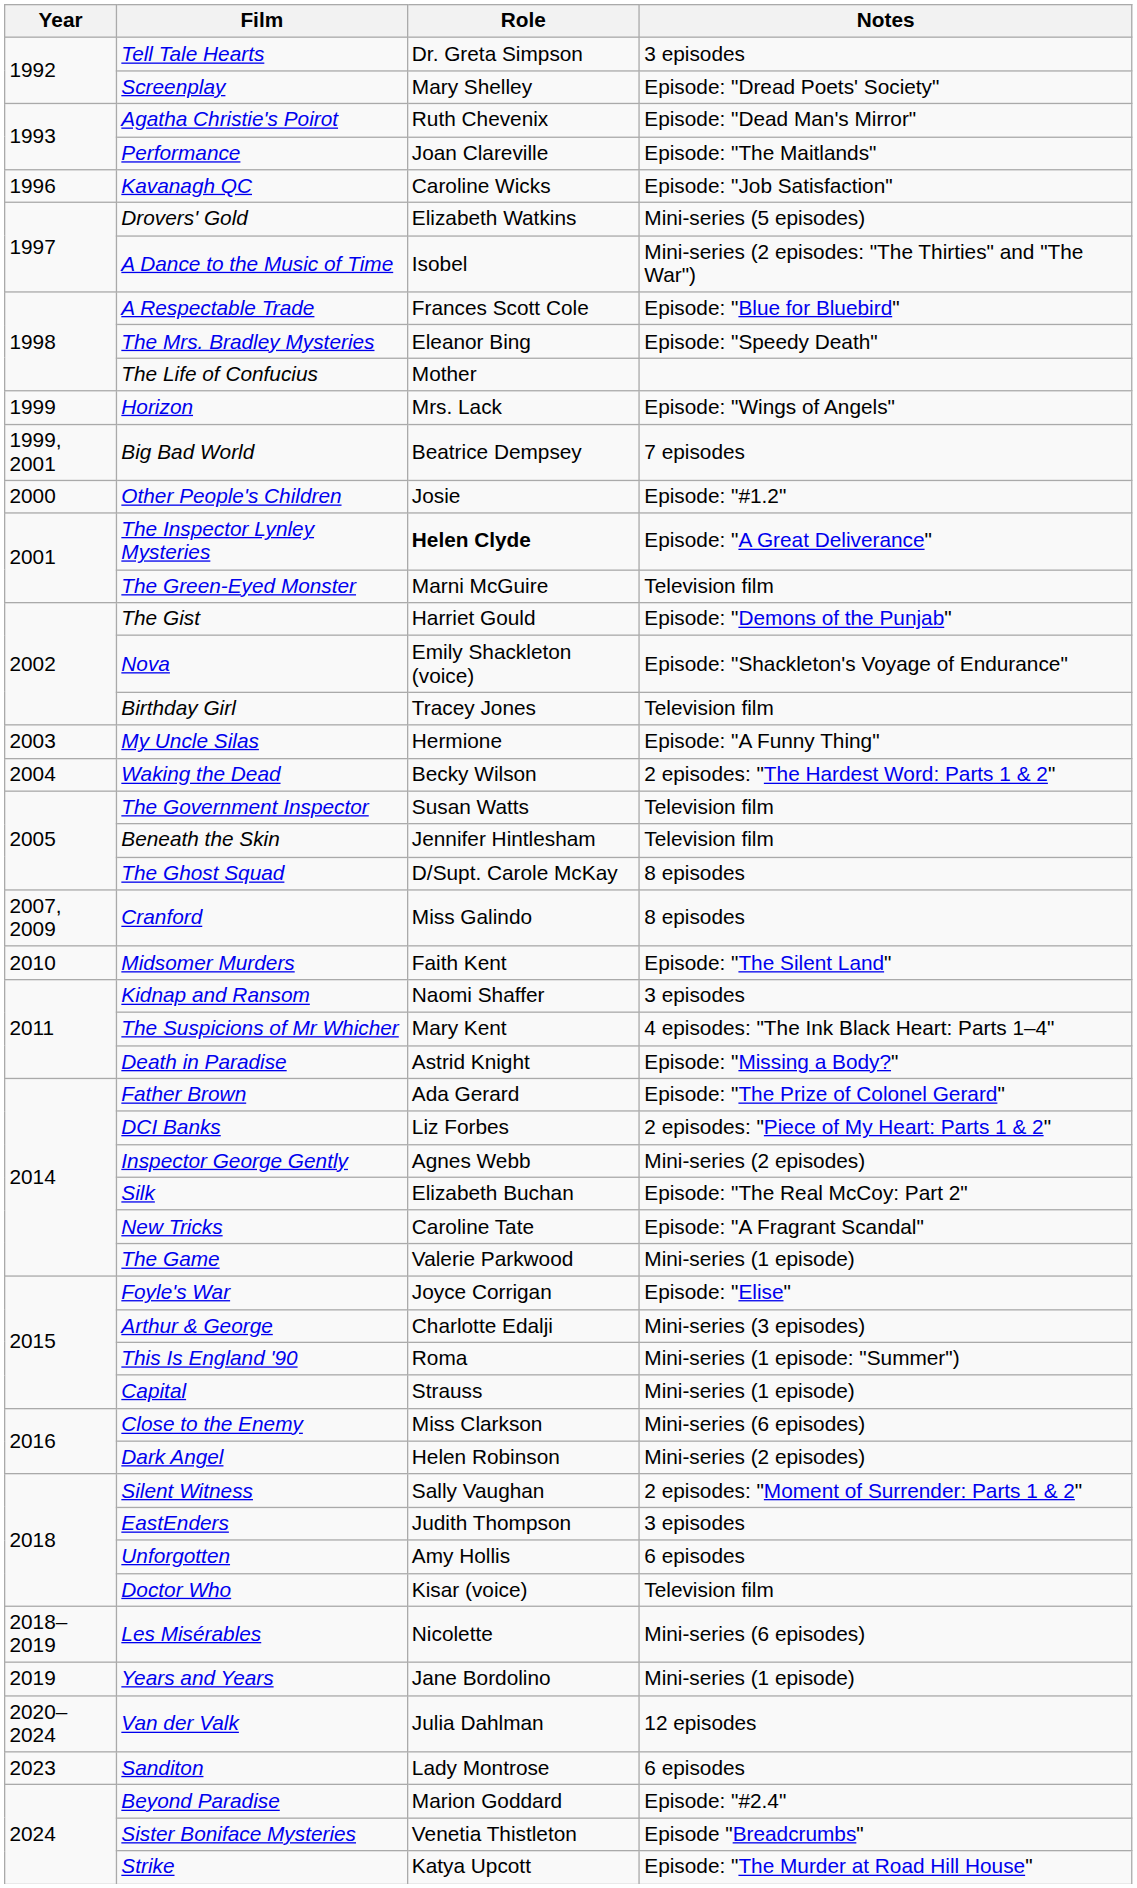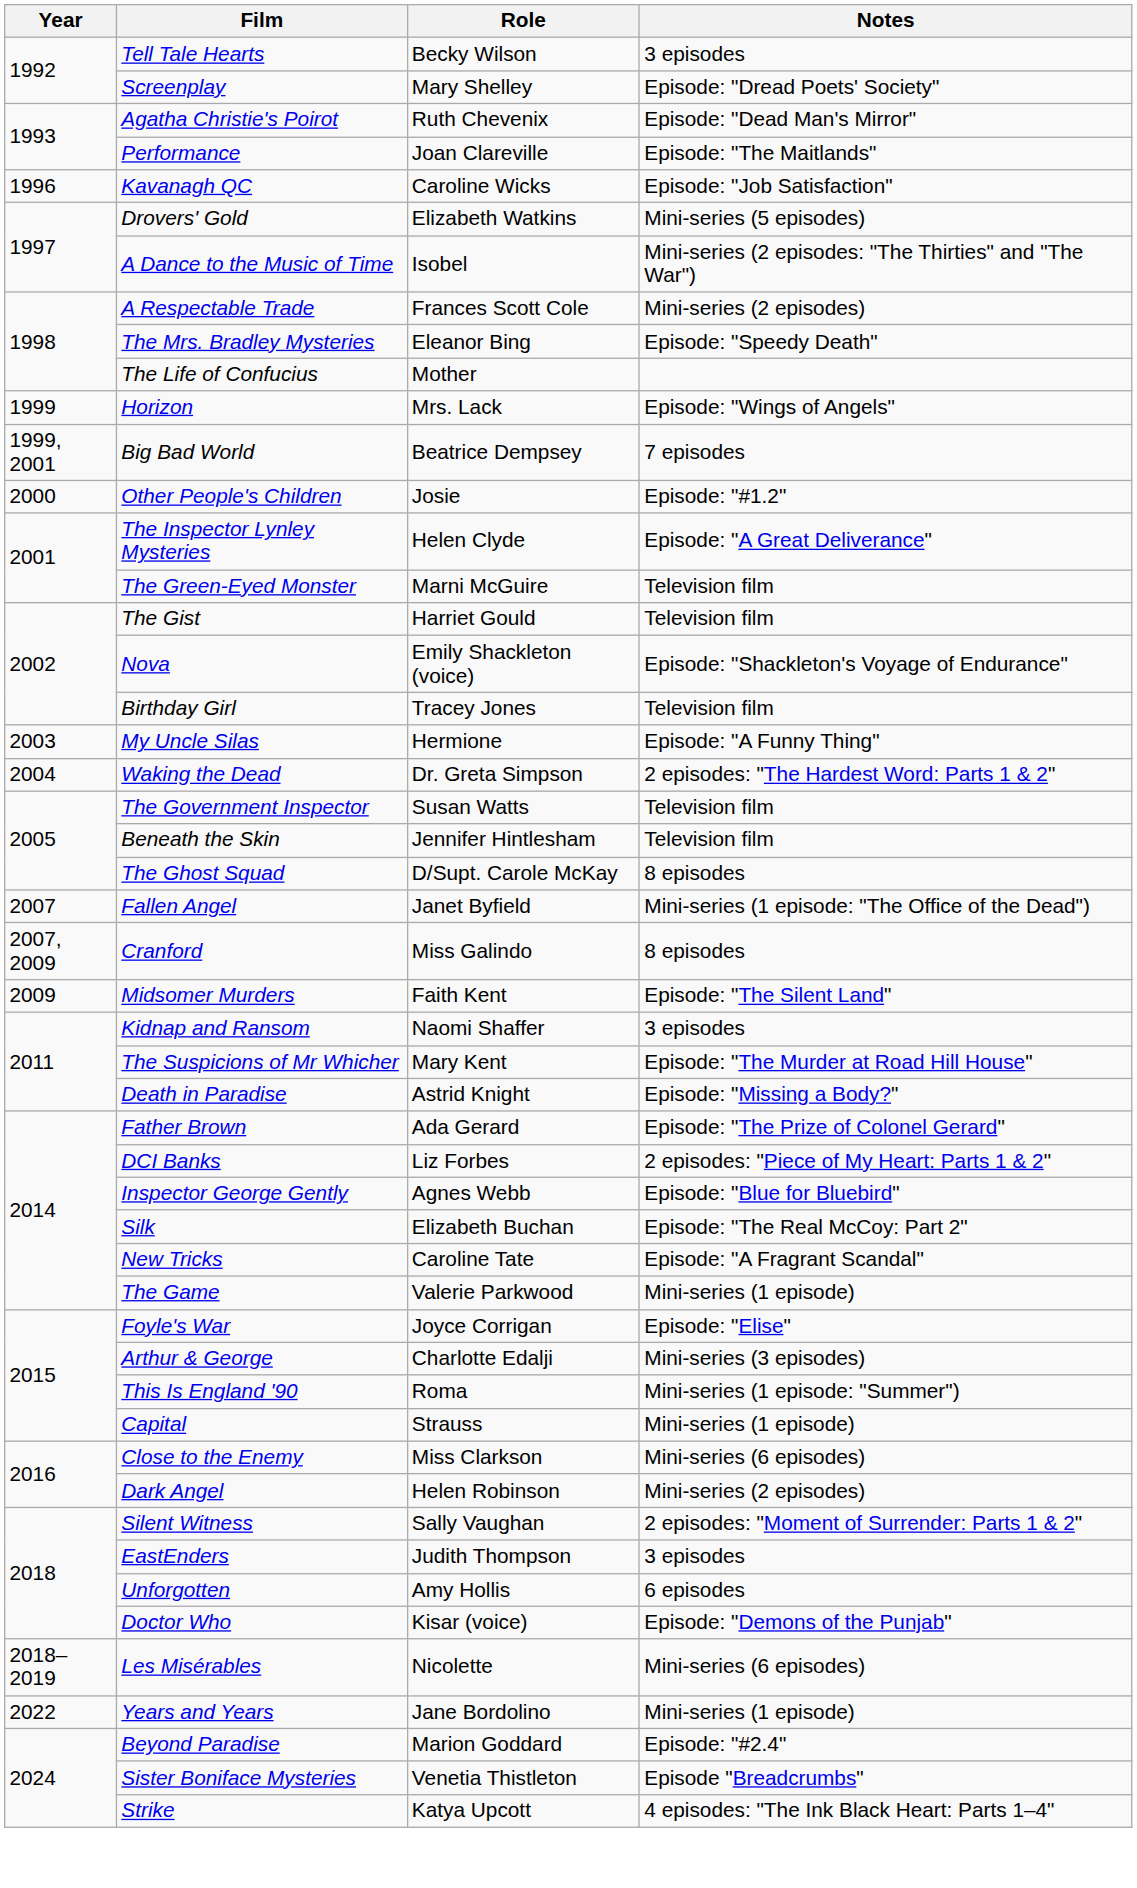(497, 53) Dr. Greta Simpson -> (474, 53) Becky Wilson
(772, 308) Episode: "Blue for Bluebird" -> (755, 308) Mini-series (2 episodes)
(471, 541) bold -> (468, 541) normal
(798, 618) Episode: "Demons of the Punjab" -> (709, 618) Television film
(474, 774) Becky Wilson -> (497, 774) Dr. Greta Simpson
+ row: (179, 906)
(33, 962) 2010 -> (33, 995) 2009
(849, 1028) 4 episodes: "The Ink Black Heart: Parts 1‒4" -> (838, 1061) Episode: "The Murder at Road Hill House"
(755, 1160) Mini-series (2 episodes) -> (772, 1193) Episode: "Blue for Bluebird"
(709, 1589) Television film -> (798, 1622) Episode: "Demons of the Punjab"
(33, 1678) 2019 -> (33, 1711) 2022
- row: (180, 1723)
- row: (162, 1768)
(838, 1867) Episode: "The Murder at Road Hill House" -> (849, 1810) 4 episodes: "The Ink Black Heart: Parts 1‒4"
